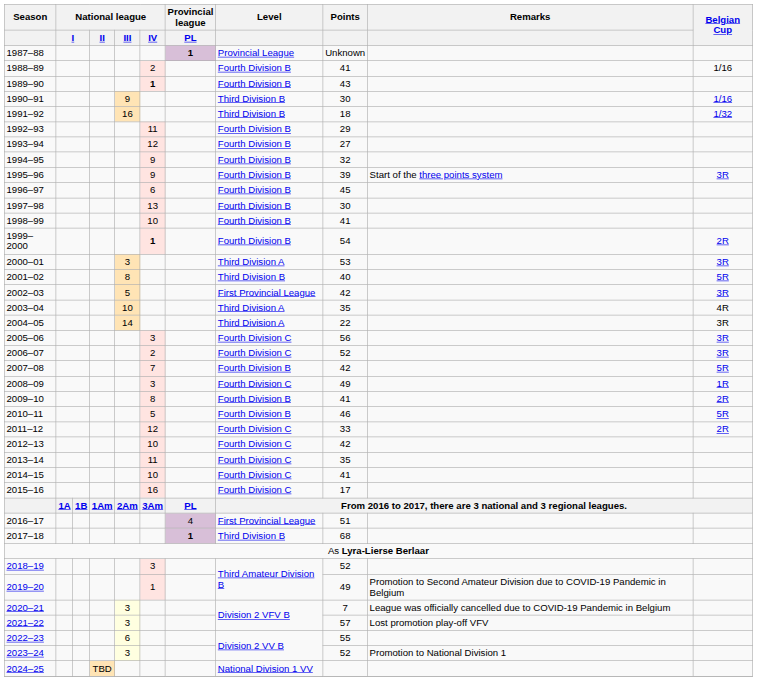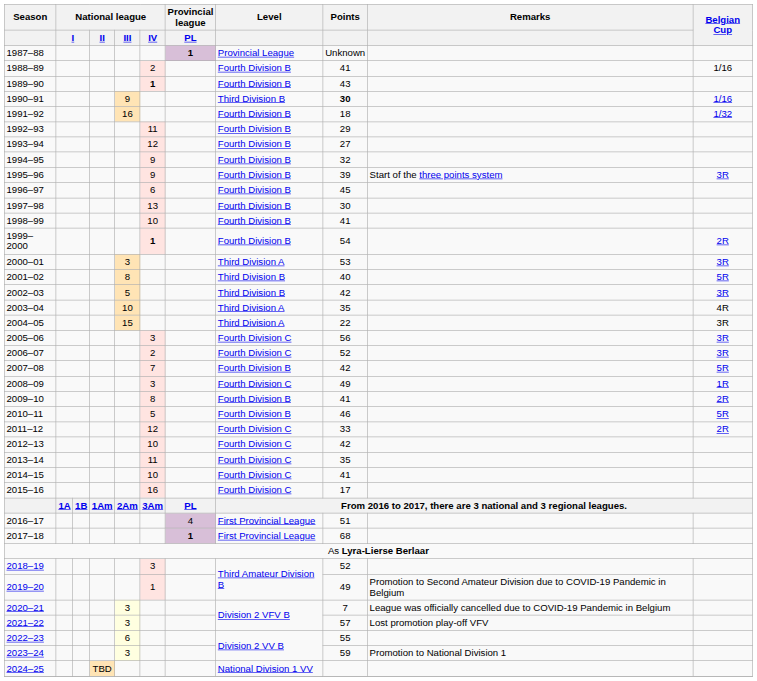(345, 99) normal -> (345, 99) bold
(251, 114) Third Division B -> (254, 114) Fourth Division B
(267, 292) First Provincial League -> (251, 292) Third Division B
(127, 322) 14 -> (127, 322) 15
(251, 536) Third Division B -> (267, 536) First Provincial League
(345, 653) 52 -> (345, 653) 59
